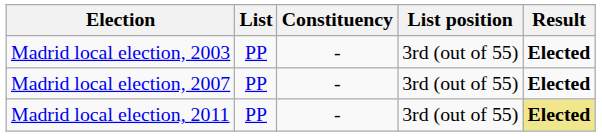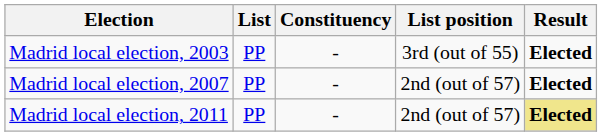(460, 83) 3rd (out of 55) -> (460, 83) 2nd (out of 57)
(460, 114) 3rd (out of 55) -> (460, 114) 2nd (out of 57)
